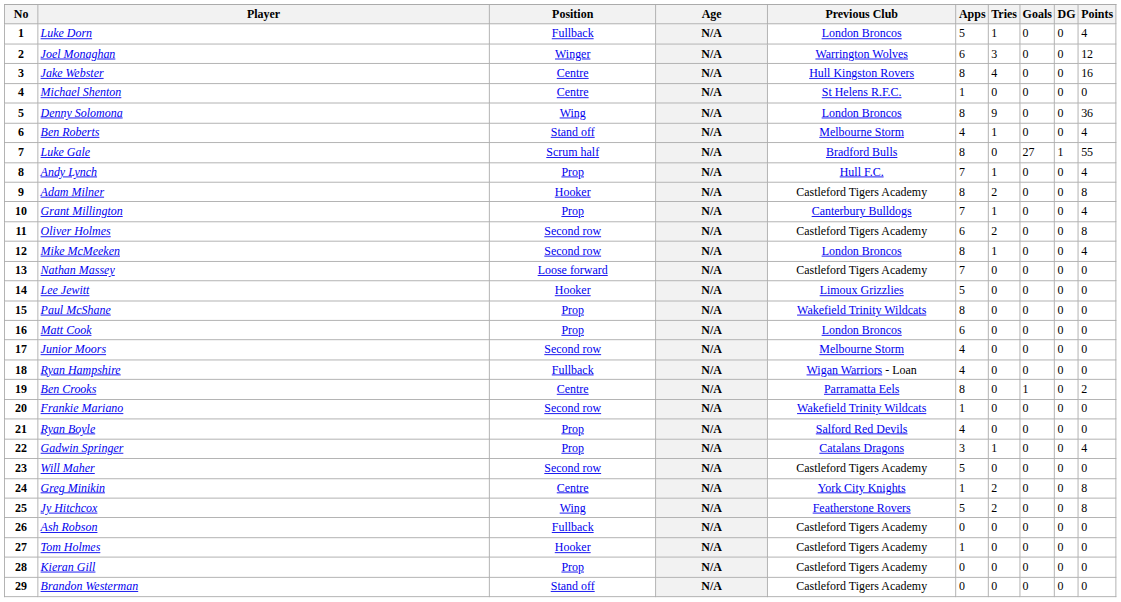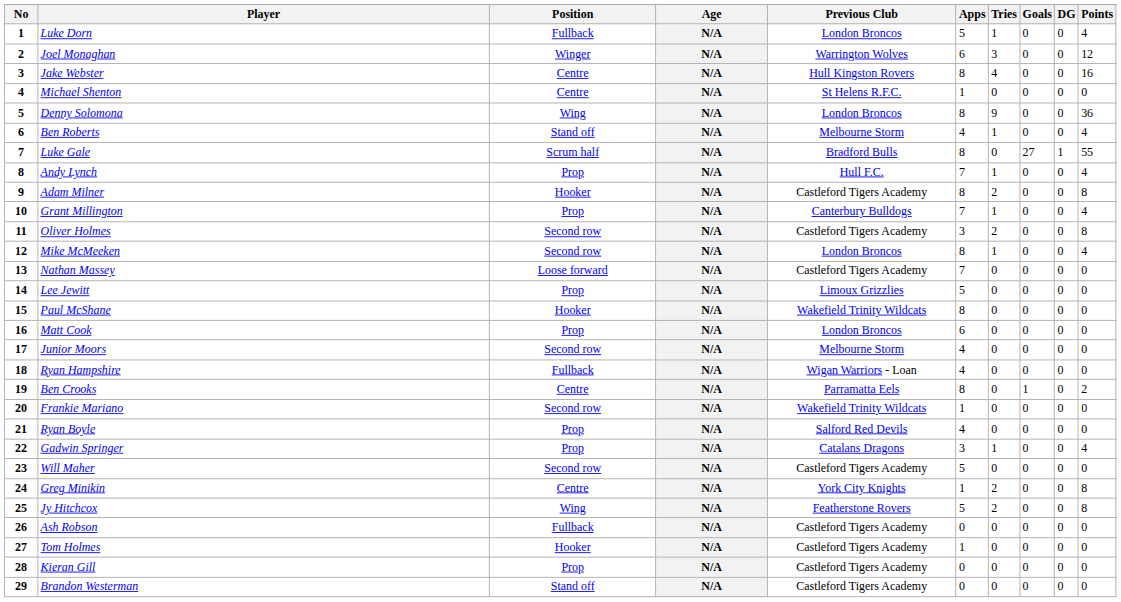(962, 231) 6 -> (962, 231) 3
(573, 290) Hooker -> (573, 290) Prop
(573, 310) Prop -> (573, 310) Hooker
